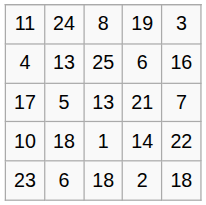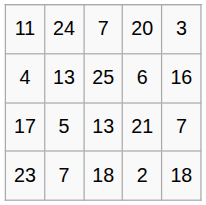(103, 24) 8 -> (103, 28) 7
(142, 24) 19 -> (142, 28) 20
- row: (25, 141)
(64, 180) 6 -> (64, 175) 7
